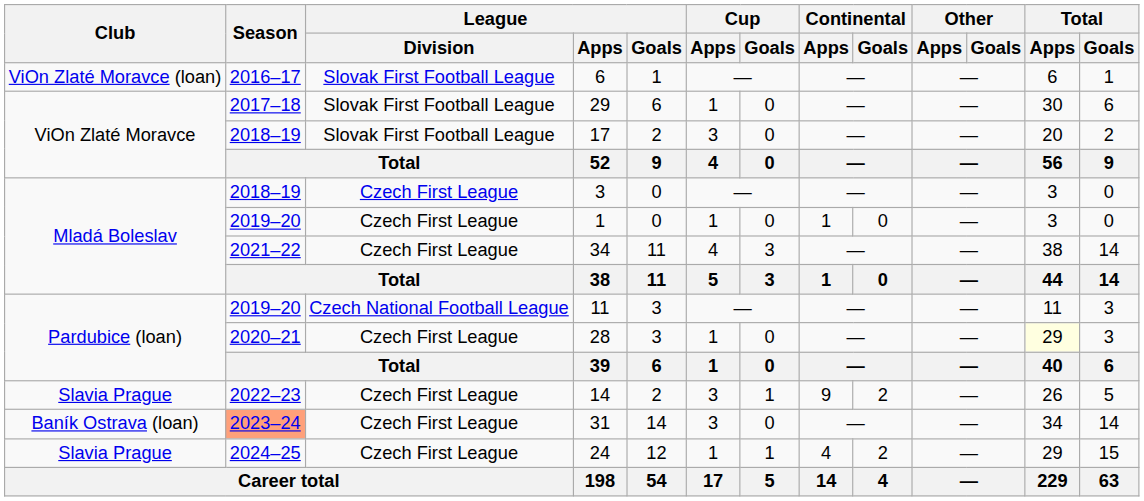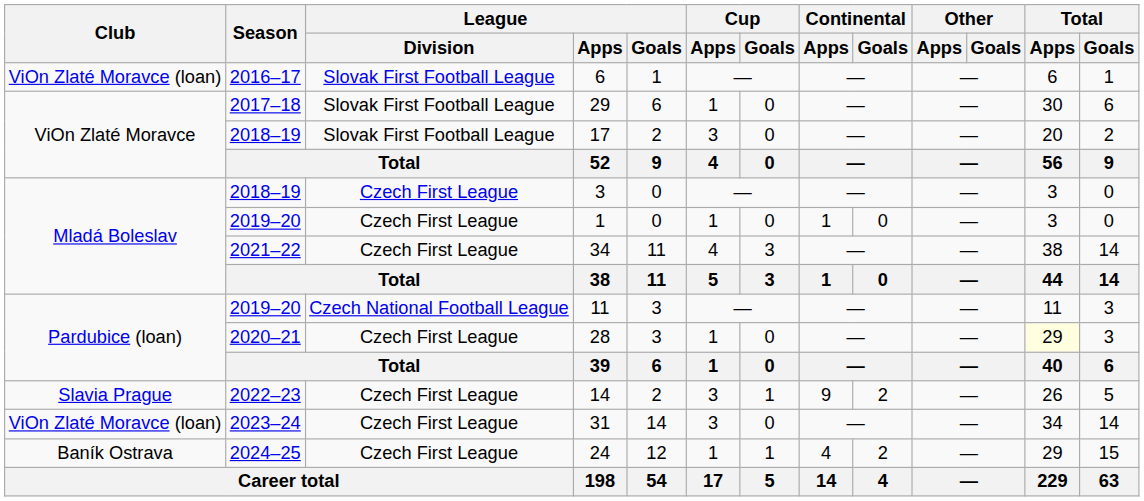(115, 423) Baník Ostrava (loan) -> (115, 423) ViOn Zlaté Moravce (loan)
(265, 423) lightsalmon background -> (265, 423) no background
(115, 452) Slavia Prague -> (115, 452) Baník Ostrava
